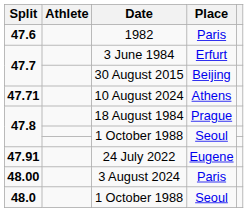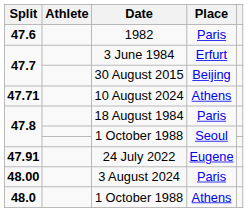(212, 116) Prague -> (212, 116) Paris
(212, 197) Seoul -> (212, 197) Athens
